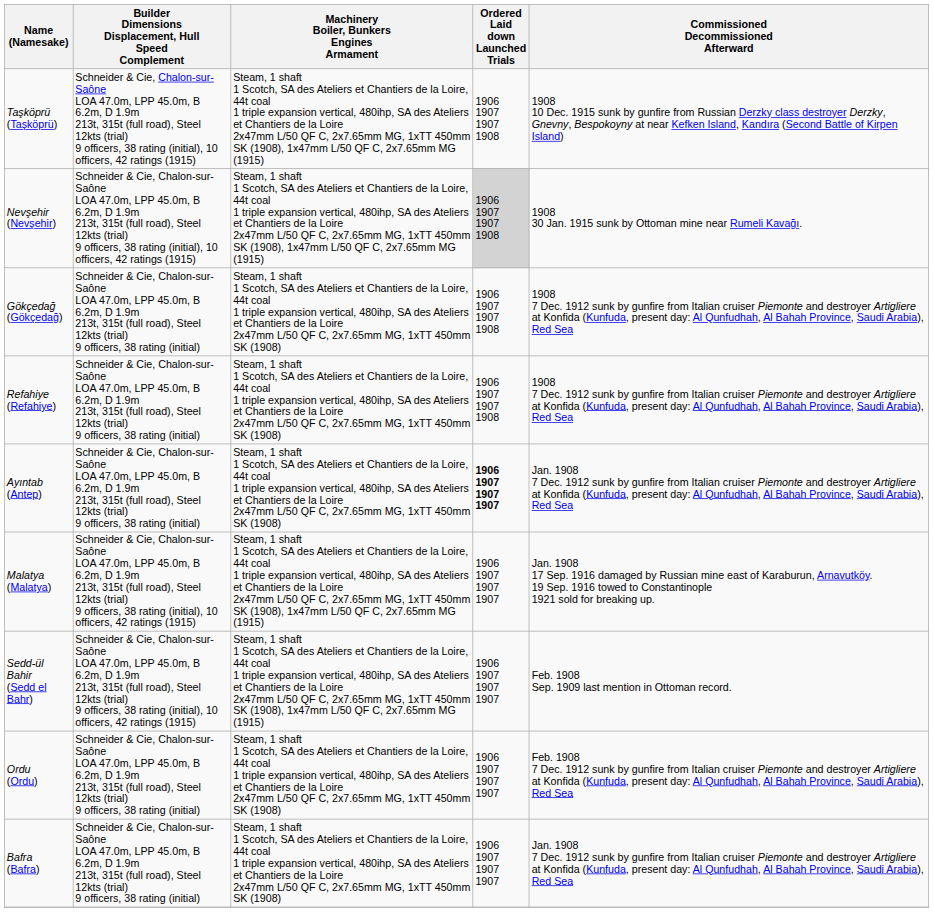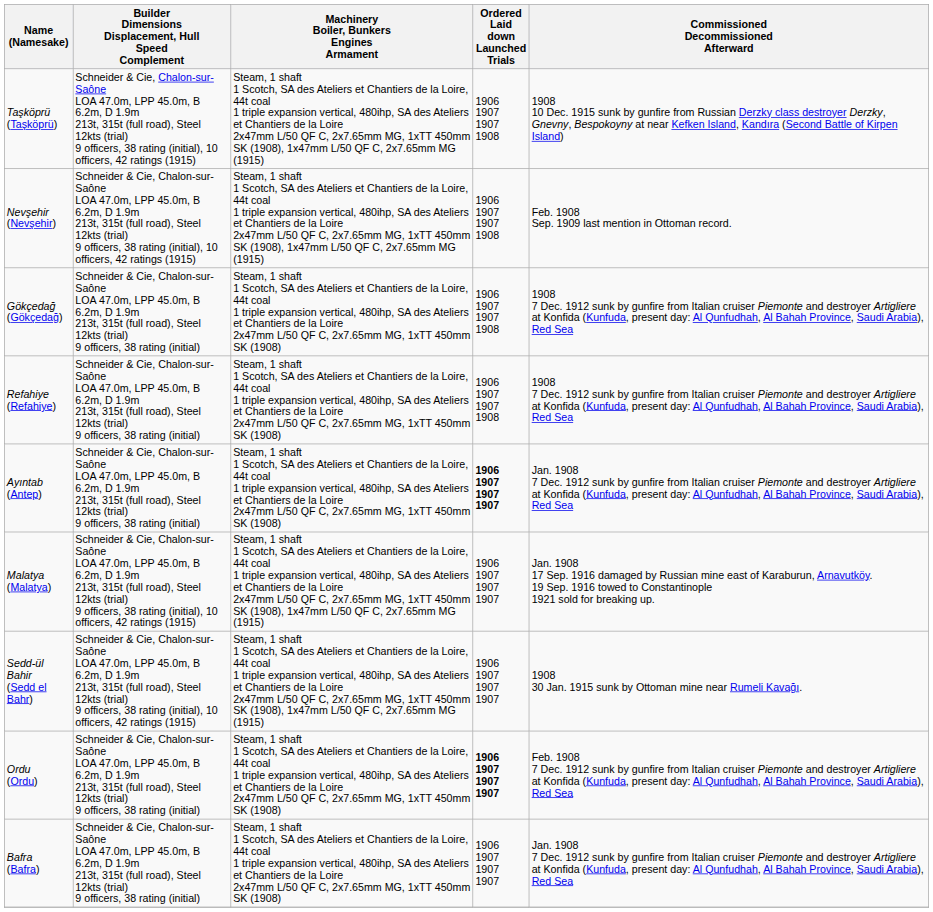(487, 219) lightgrey background -> (487, 219) no background
(667, 219) 1908 30 Jan. 1915 sunk by Ottoman mine near Rumeli Kavağı. -> (632, 219) Feb. 1908 Sep. 1909 last mention in Ottoman record.
(632, 682) Feb. 1908 Sep. 1909 last mention in Ottoman record. -> (667, 682) 1908 30 Jan. 1915 sunk by Ottoman mine near Rumeli Kavağı.
(487, 775) normal -> (487, 775) bold
